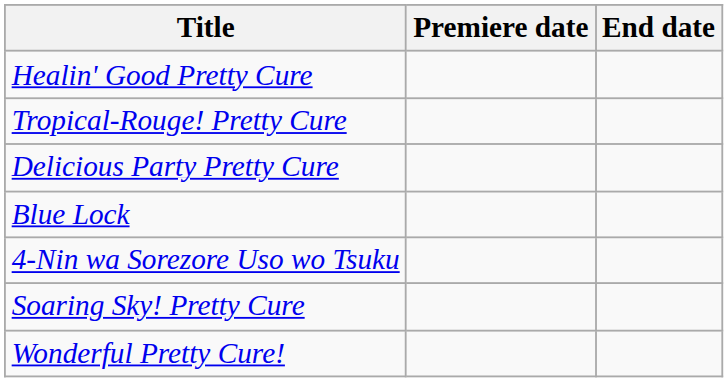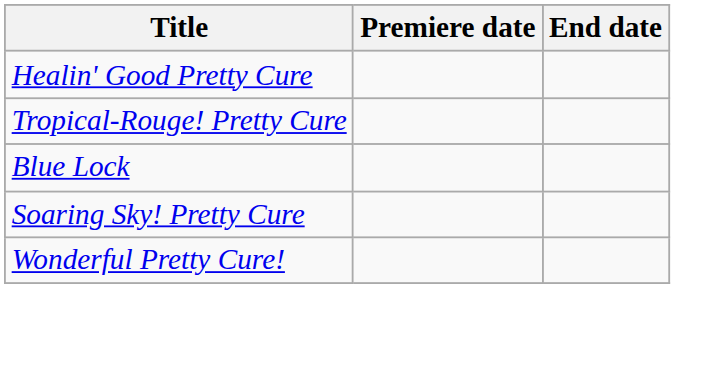- row: (175, 167)
- row: (206, 259)
